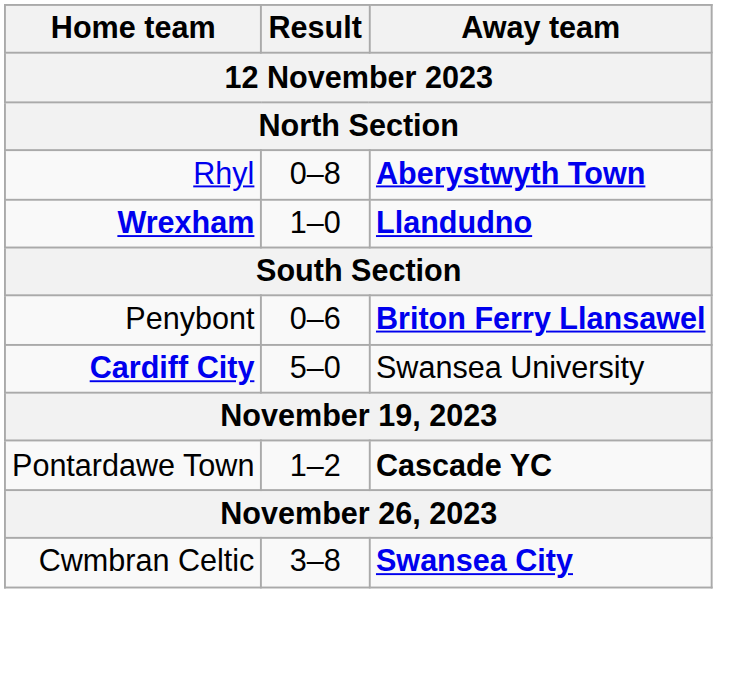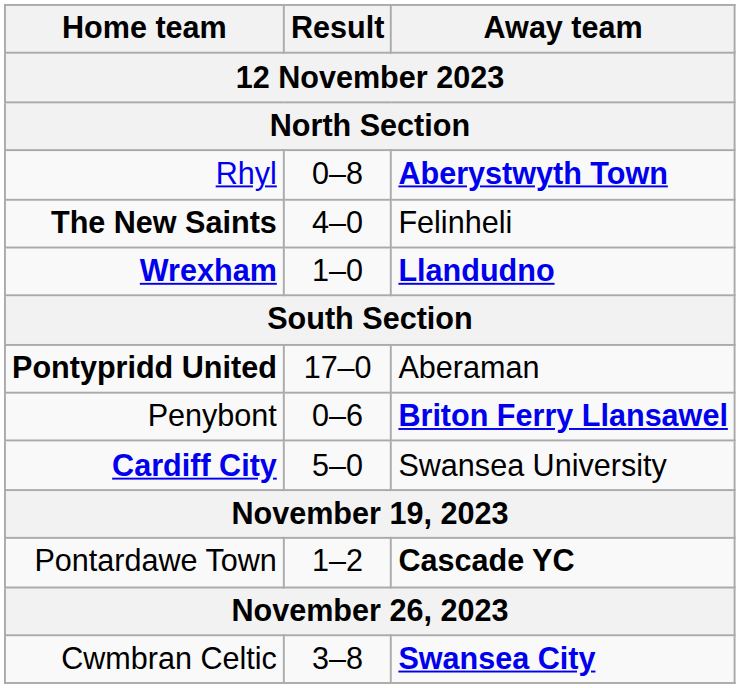+ row: (164, 222)
+ row: (144, 367)
